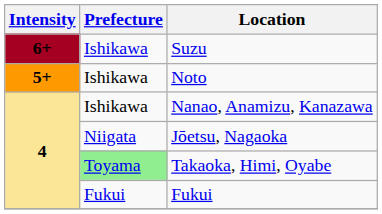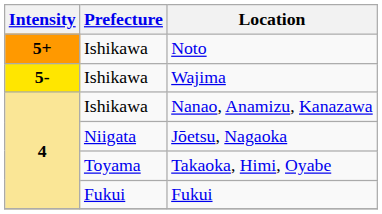- row: (189, 48)
+ row: (199, 77)
(112, 165) lightgreen background -> (112, 165) no background
